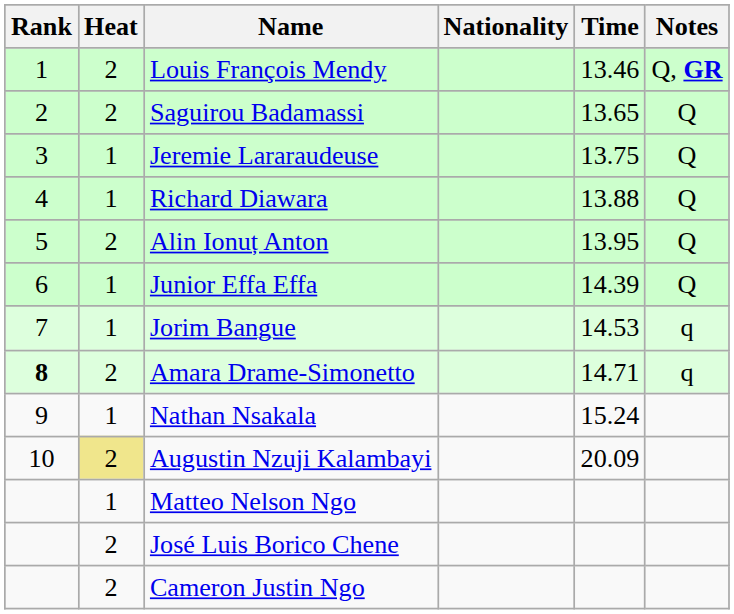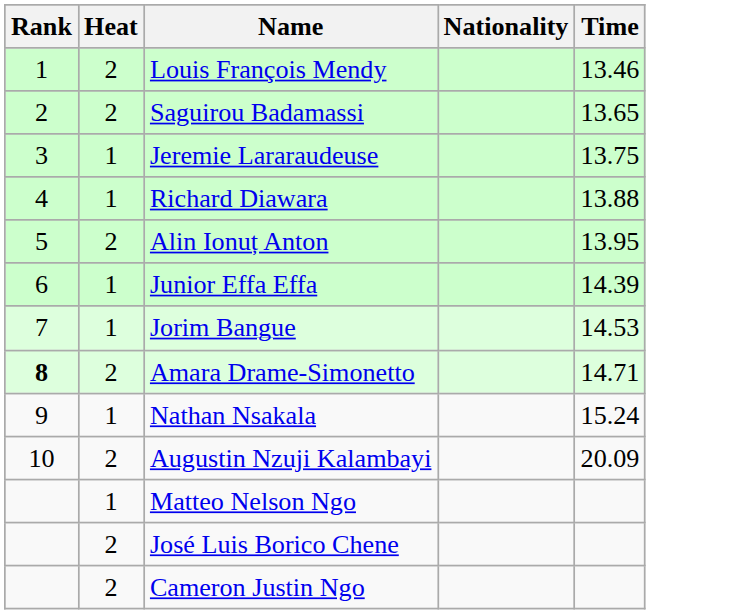- column: (687, 26)
(111, 457) khaki background -> (111, 457) no background
